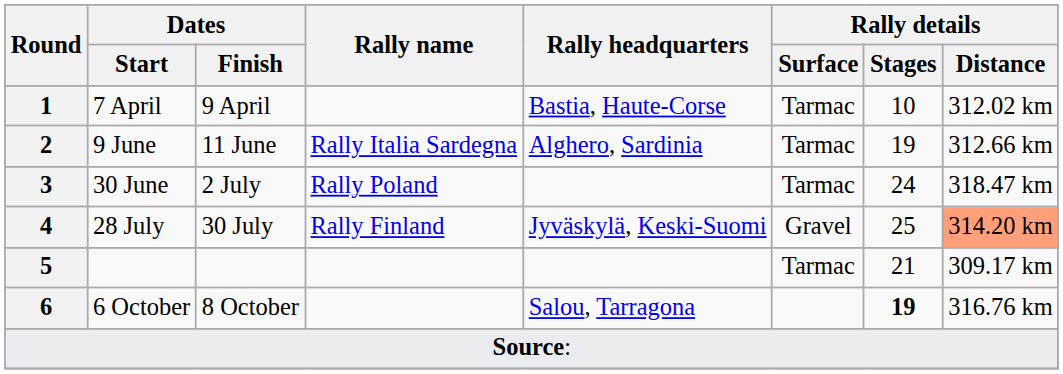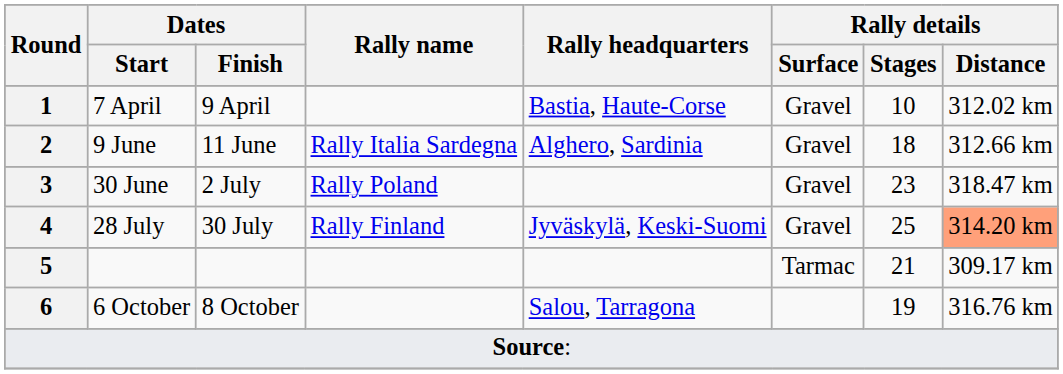(818, 105) Tarmac -> (818, 105) Gravel
(818, 145) Tarmac -> (818, 145) Gravel
(903, 145) 19 -> (903, 145) 18
(818, 185) Tarmac -> (818, 185) Gravel
(903, 185) 24 -> (903, 185) 23
(903, 306) bold -> (903, 306) normal
